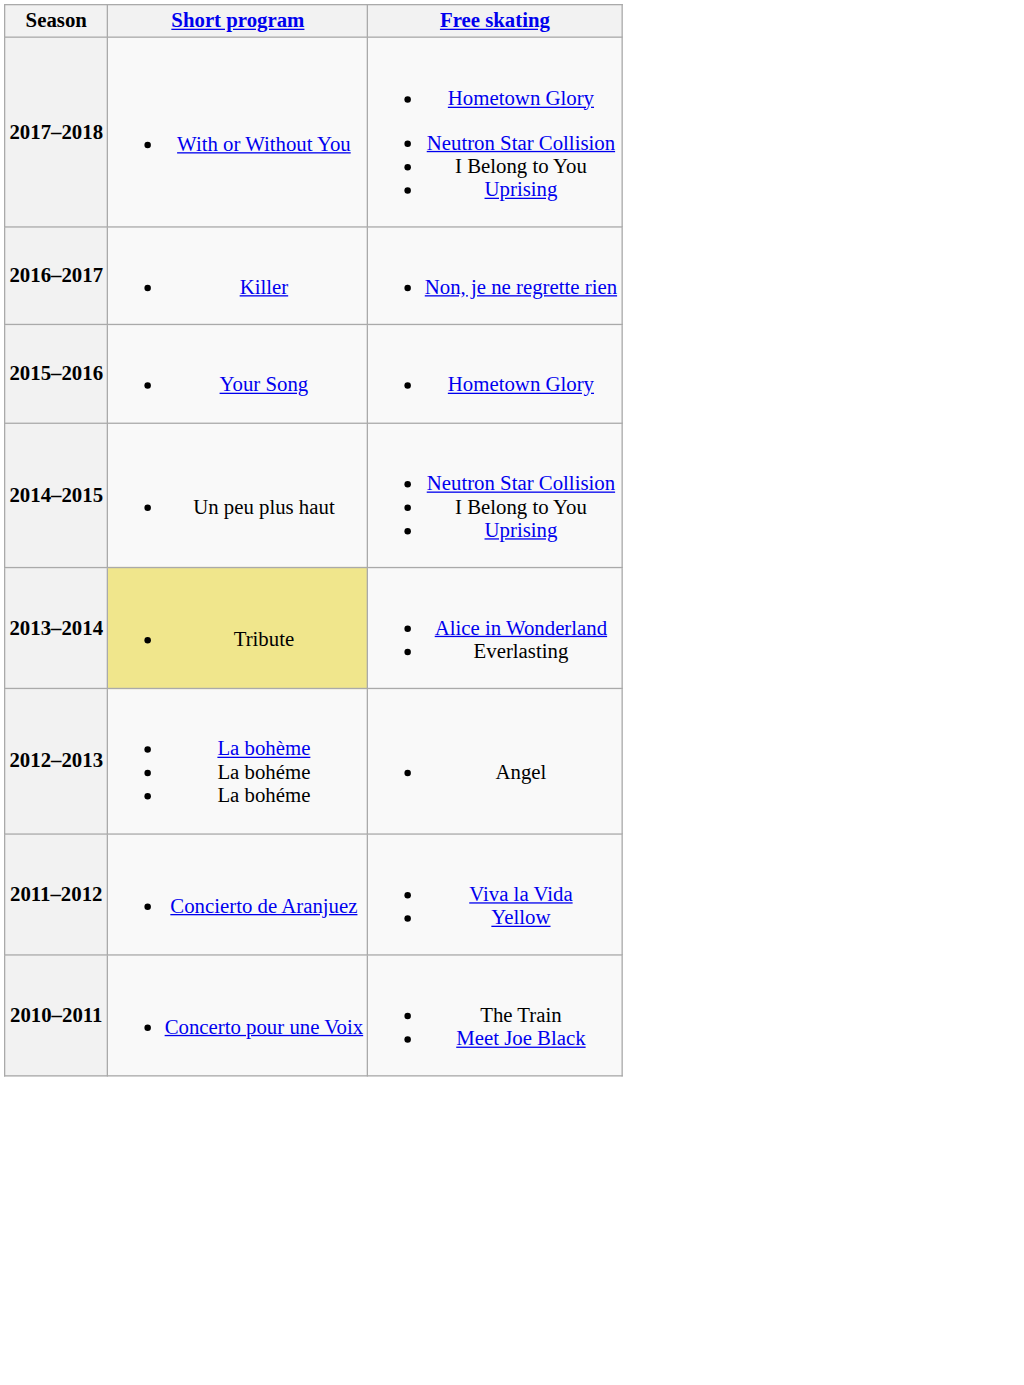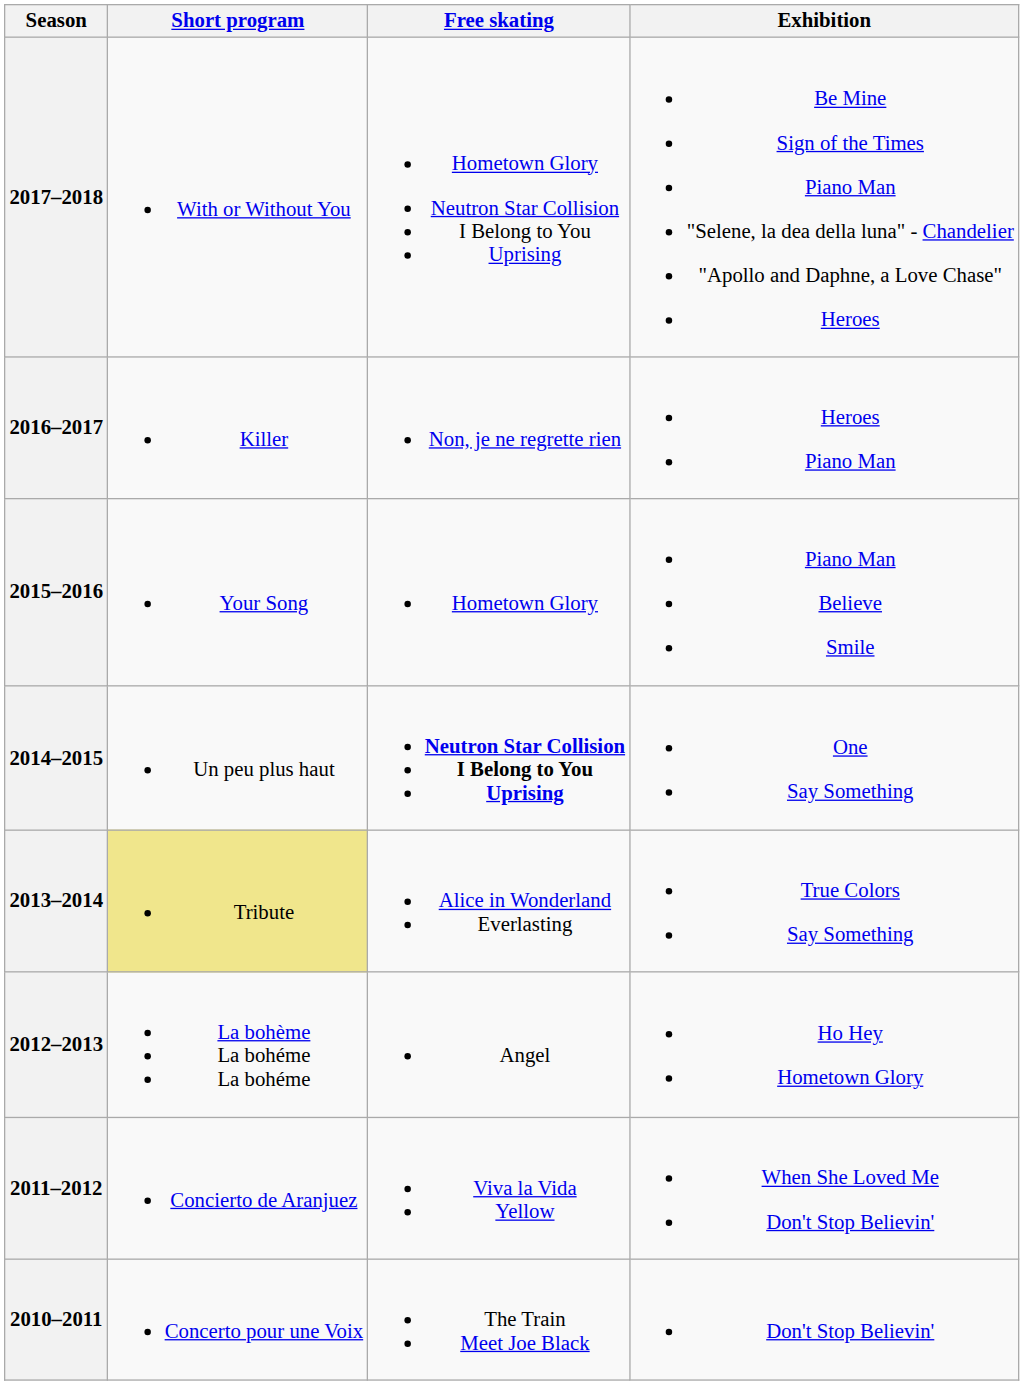+ column: (824, 20)
(495, 507) normal -> (499, 769) bold
